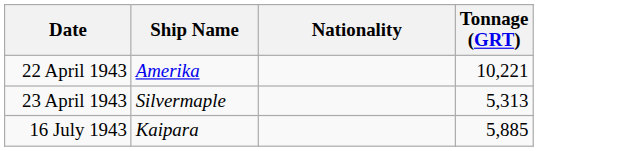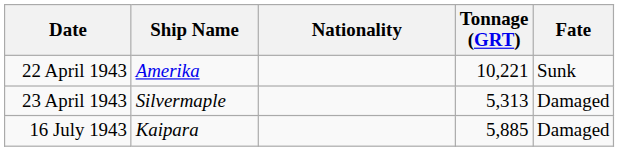+ column: (573, 30)
